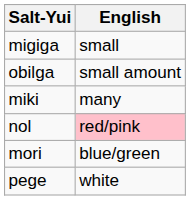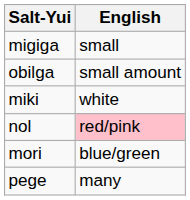(100, 99) many -> (99, 99) white
(99, 180) white -> (100, 180) many
